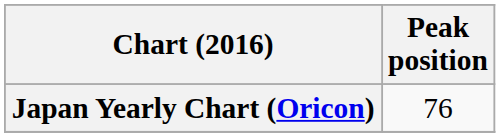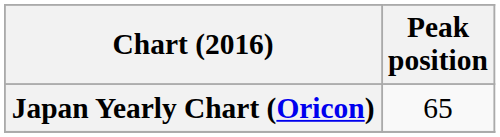(438, 107) 76 -> (438, 107) 65
